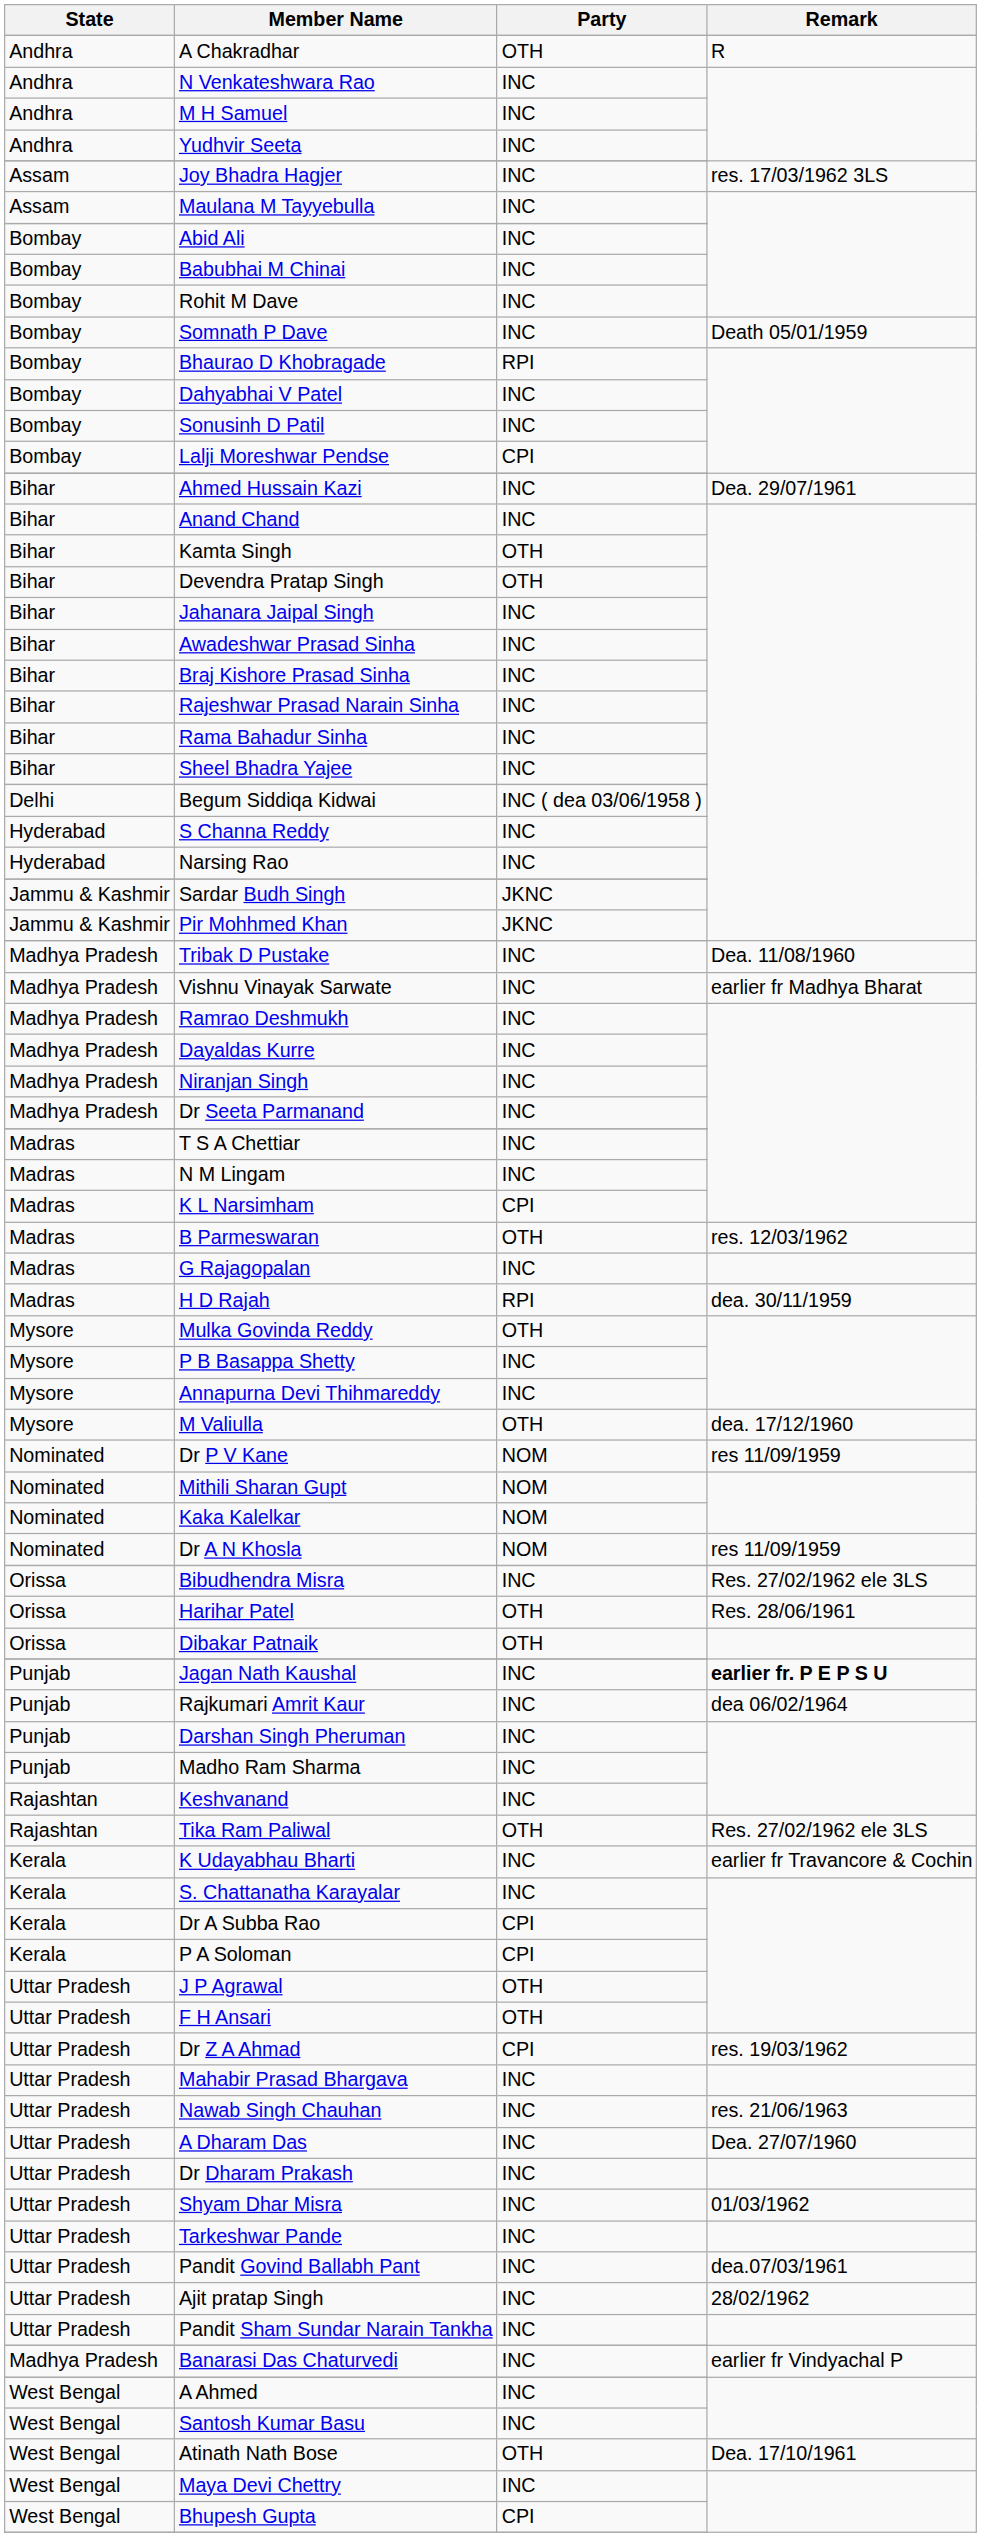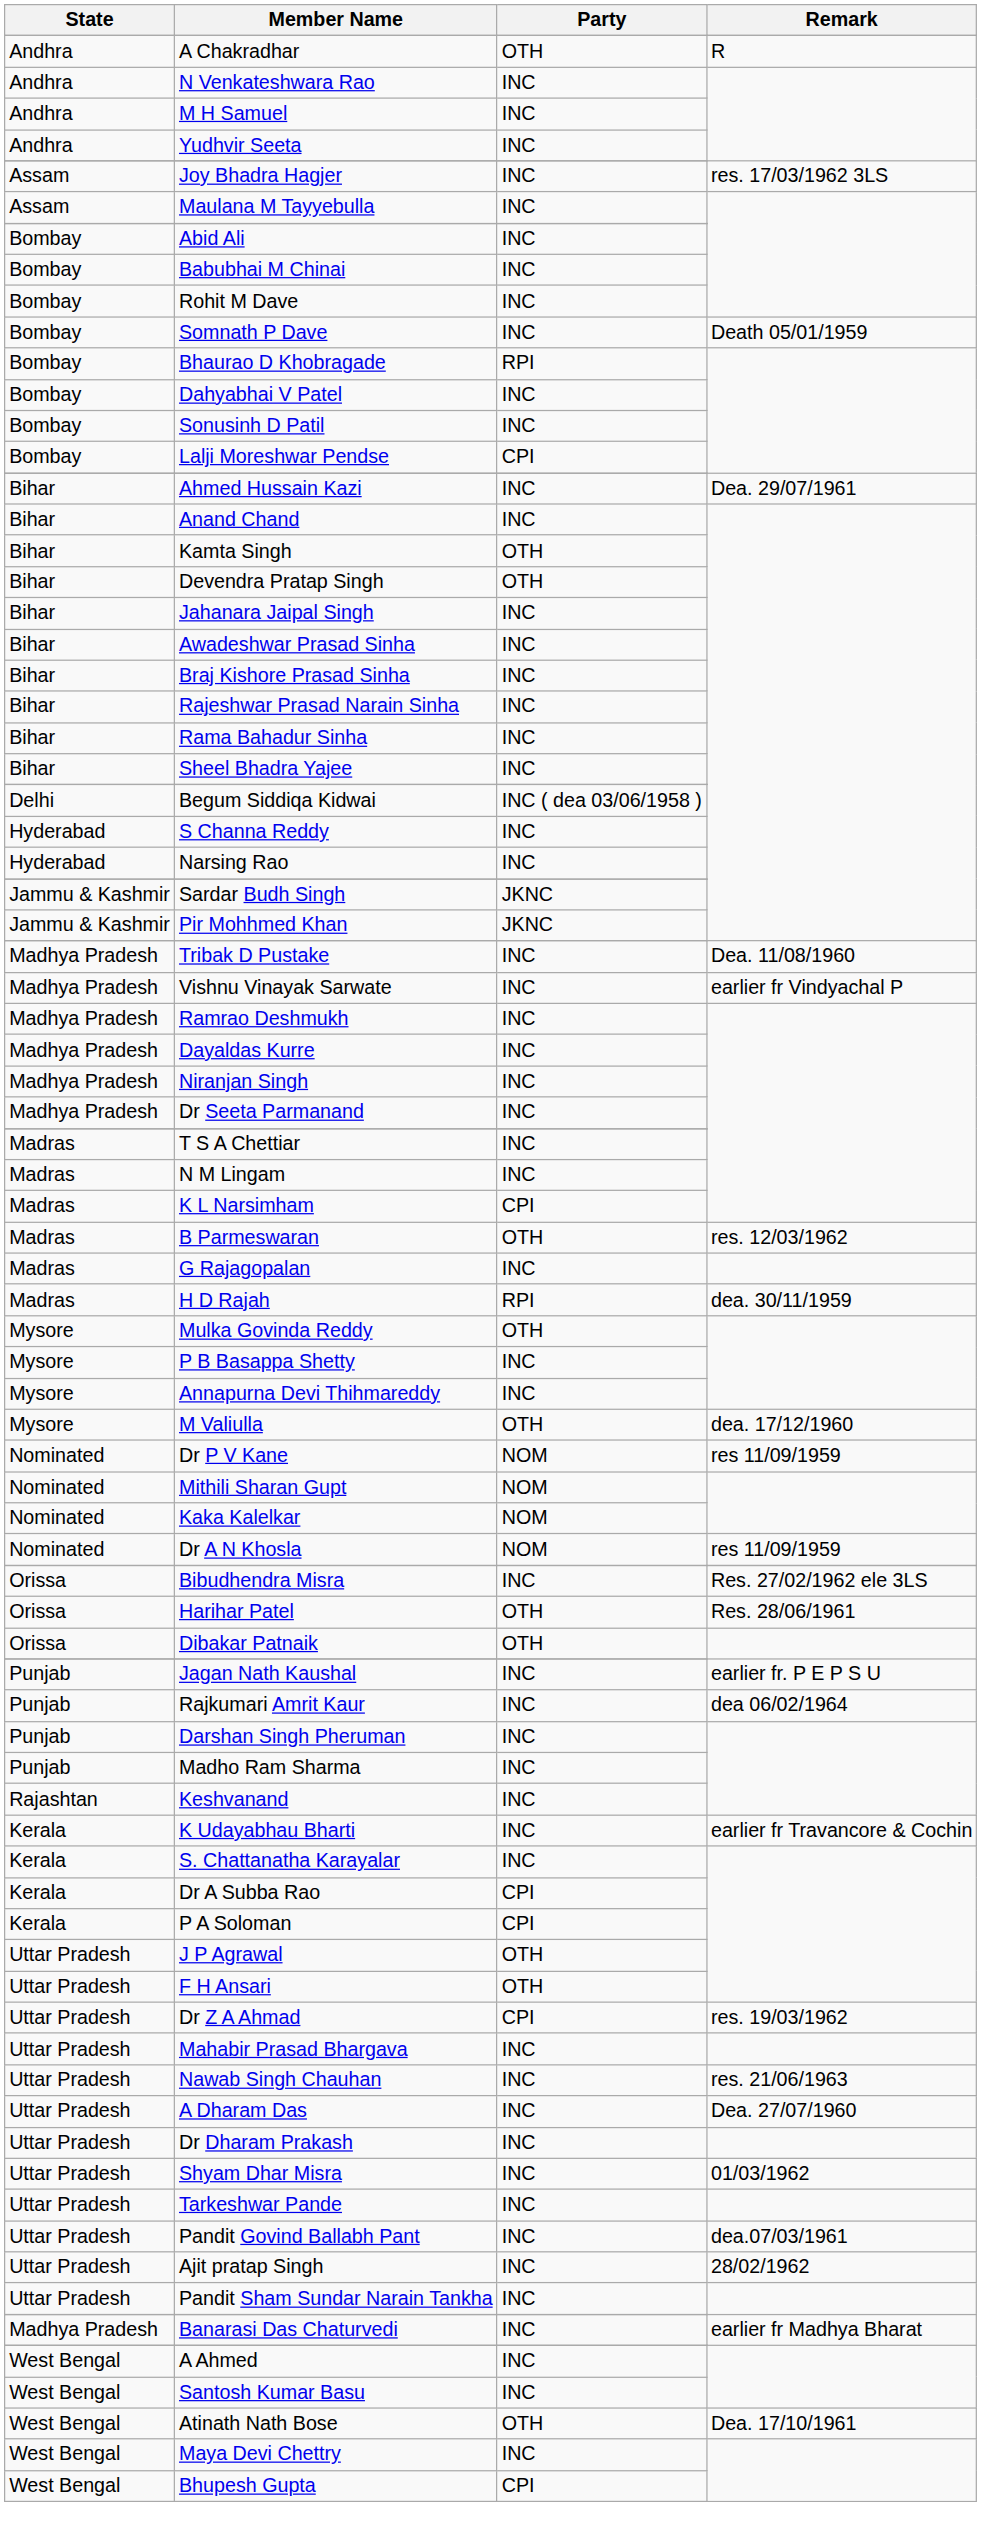(817, 987) earlier fr Madhya Bharat -> (807, 987) earlier fr Vindyachal P
(799, 1674) bold -> (796, 1674) normal
- row: (255, 1830)
(807, 2360) earlier fr Vindyachal P -> (817, 2329) earlier fr Madhya Bharat
